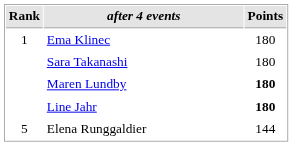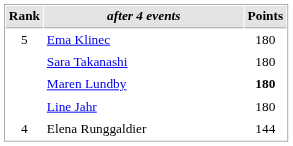(24, 39) 1 -> (24, 39) 5
(265, 106) bold -> (265, 106) normal
(24, 129) 5 -> (24, 129) 4
